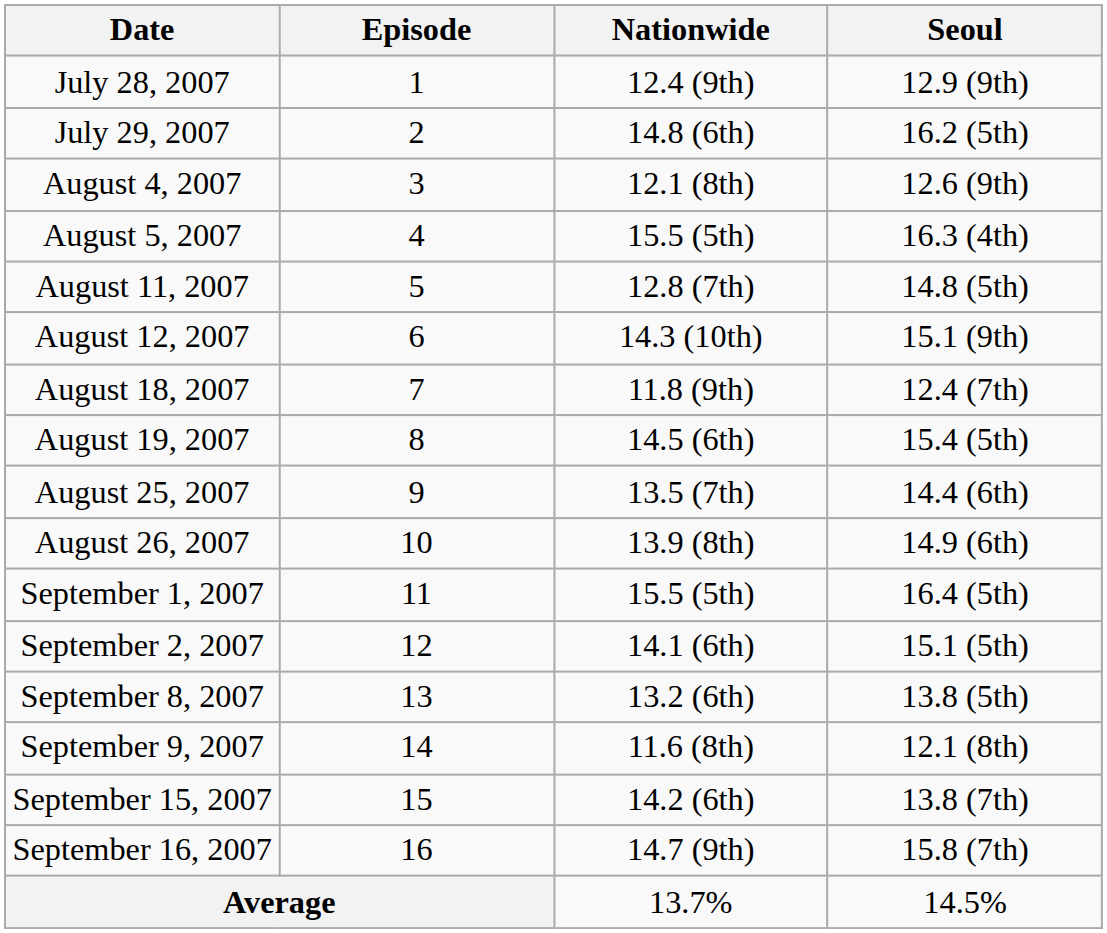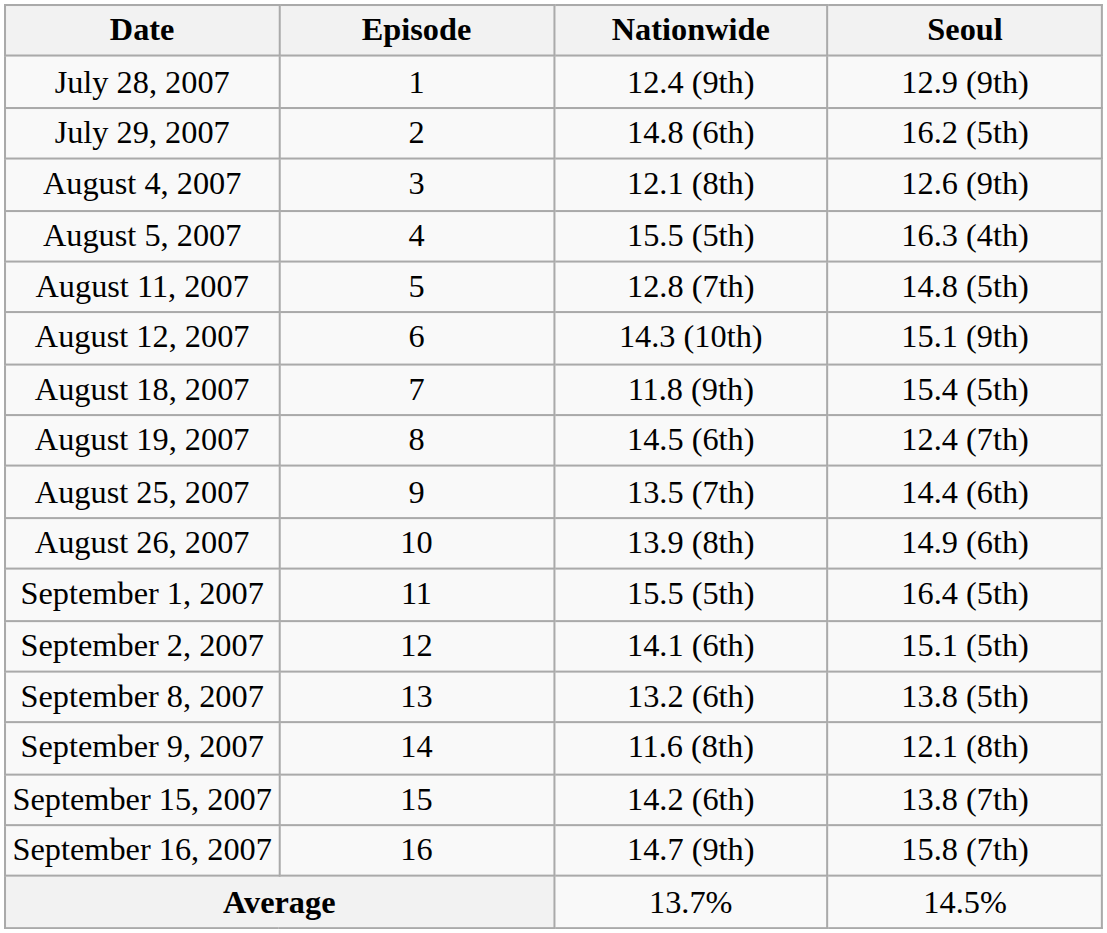(965, 388) 12.4 (7th) -> (965, 388) 15.4 (5th)
(965, 440) 15.4 (5th) -> (965, 440) 12.4 (7th)
